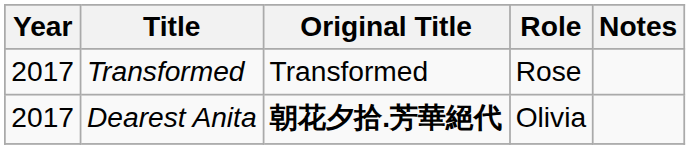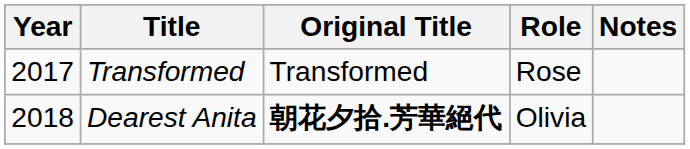(43, 118) 2017 -> (43, 118) 2018
